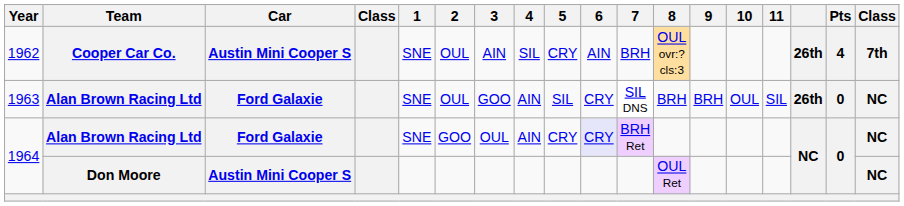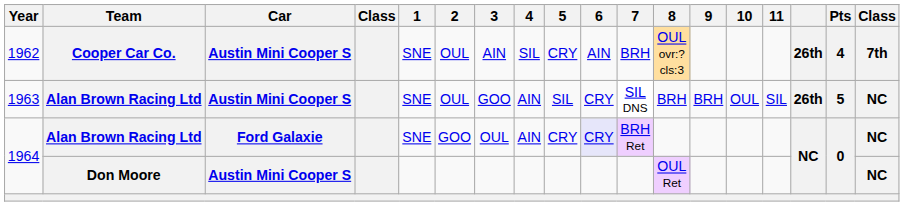(280, 99) Ford Galaxie -> (280, 99) Austin Mini Cooper S
(840, 99) 0 -> (840, 99) 5
